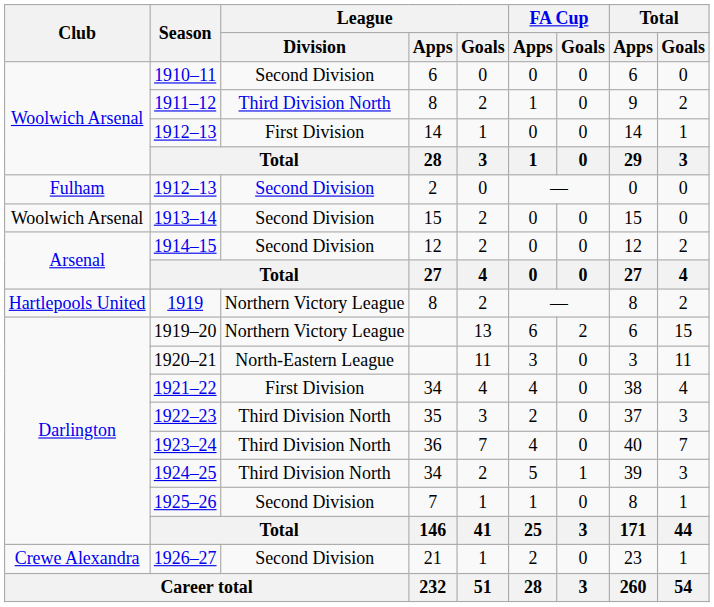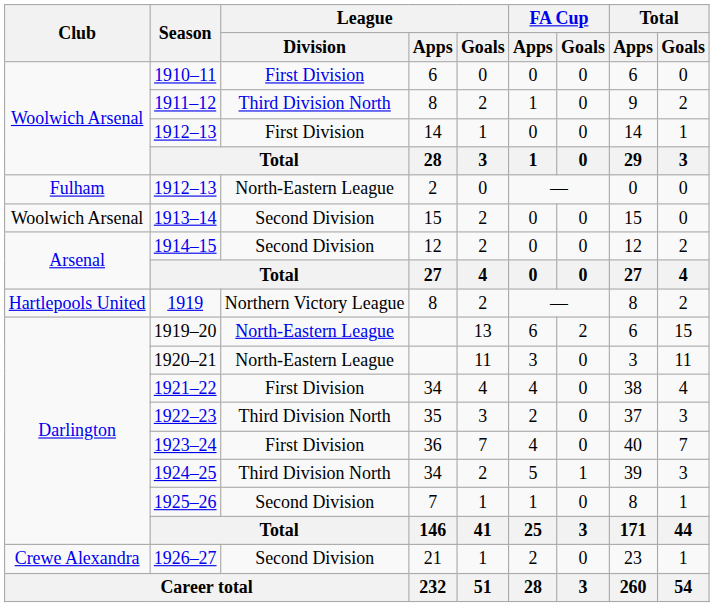(315, 75) Second Division -> (315, 75) First Division
(315, 189) Second Division -> (315, 189) North-Eastern League
(315, 331) Northern Victory League -> (315, 331) North-Eastern League
(315, 445) Third Division North -> (315, 445) First Division
